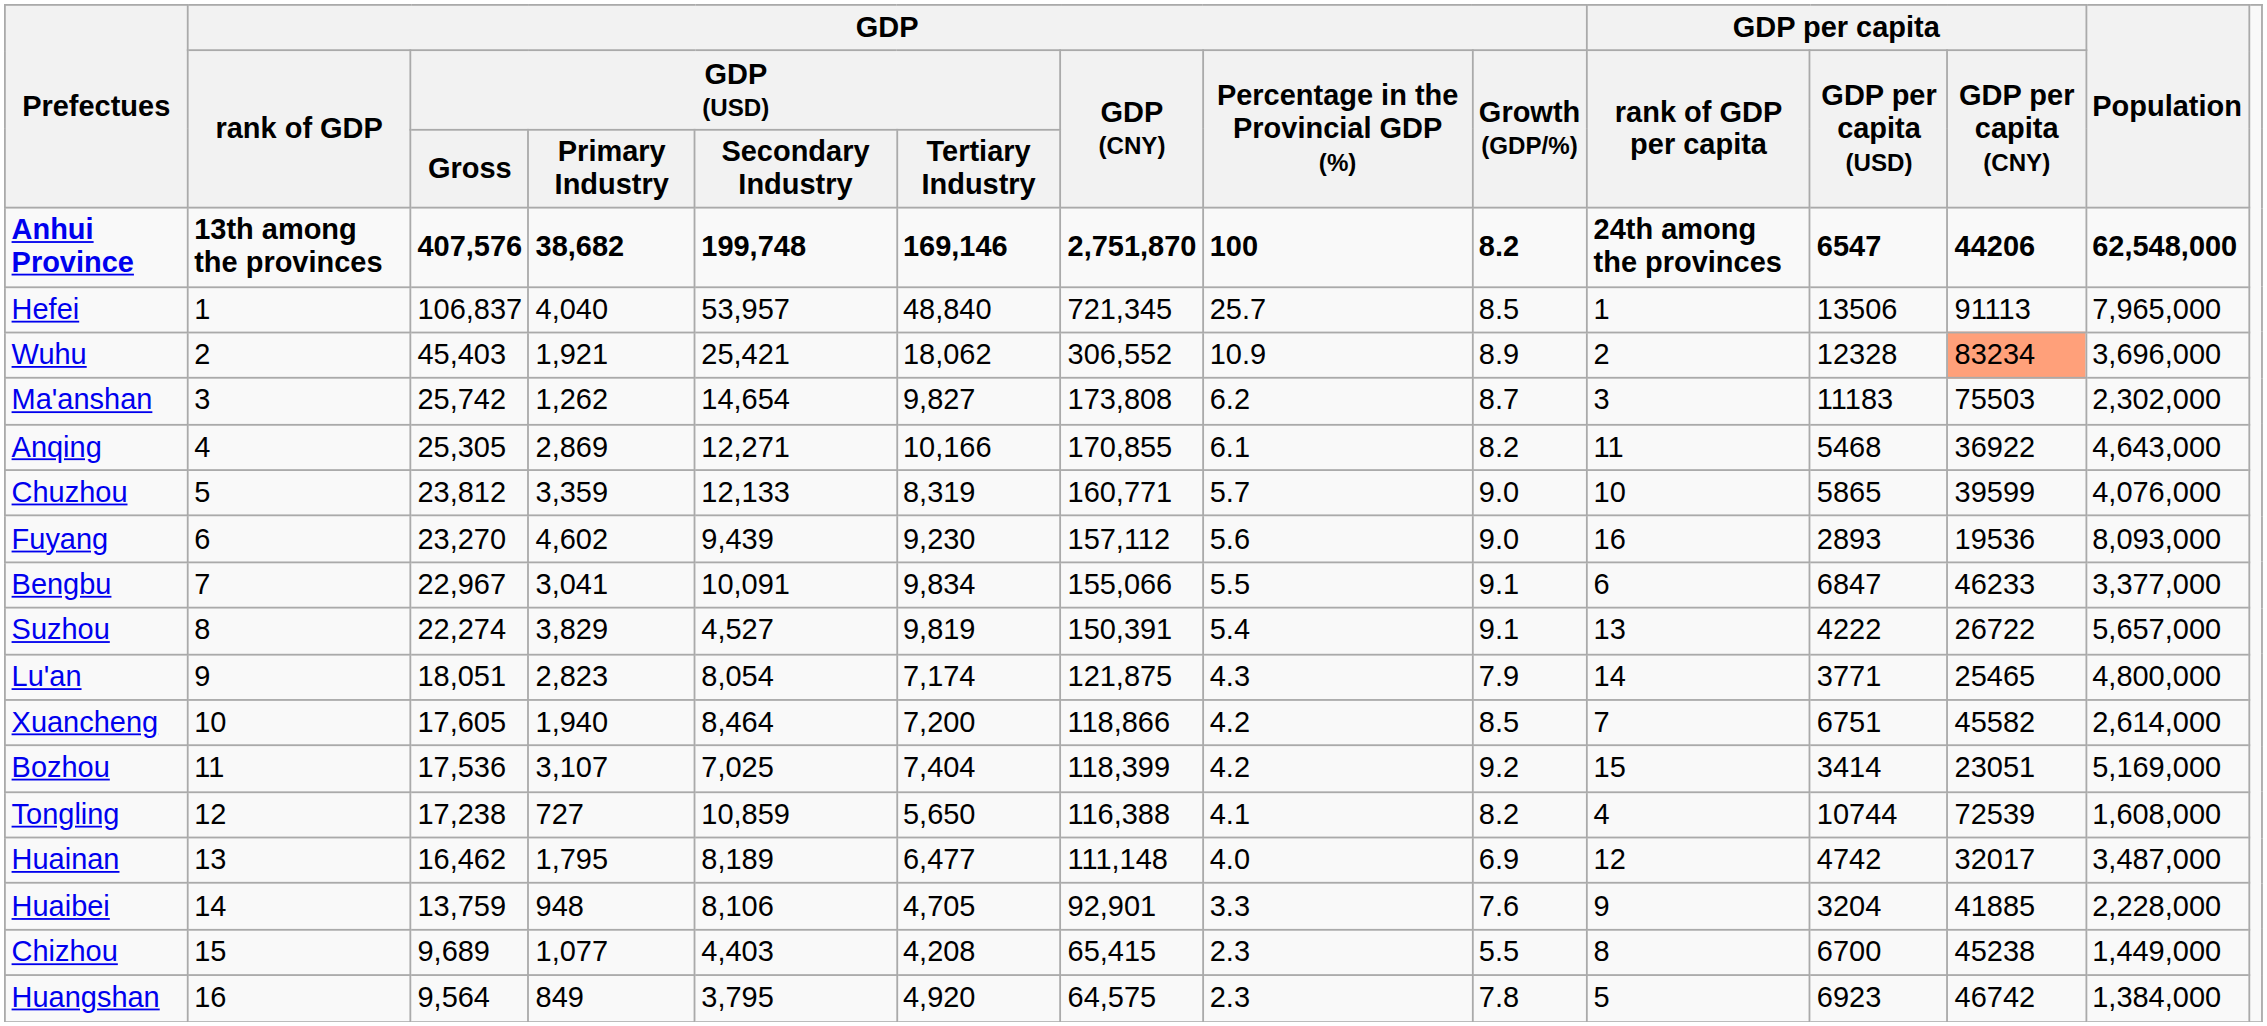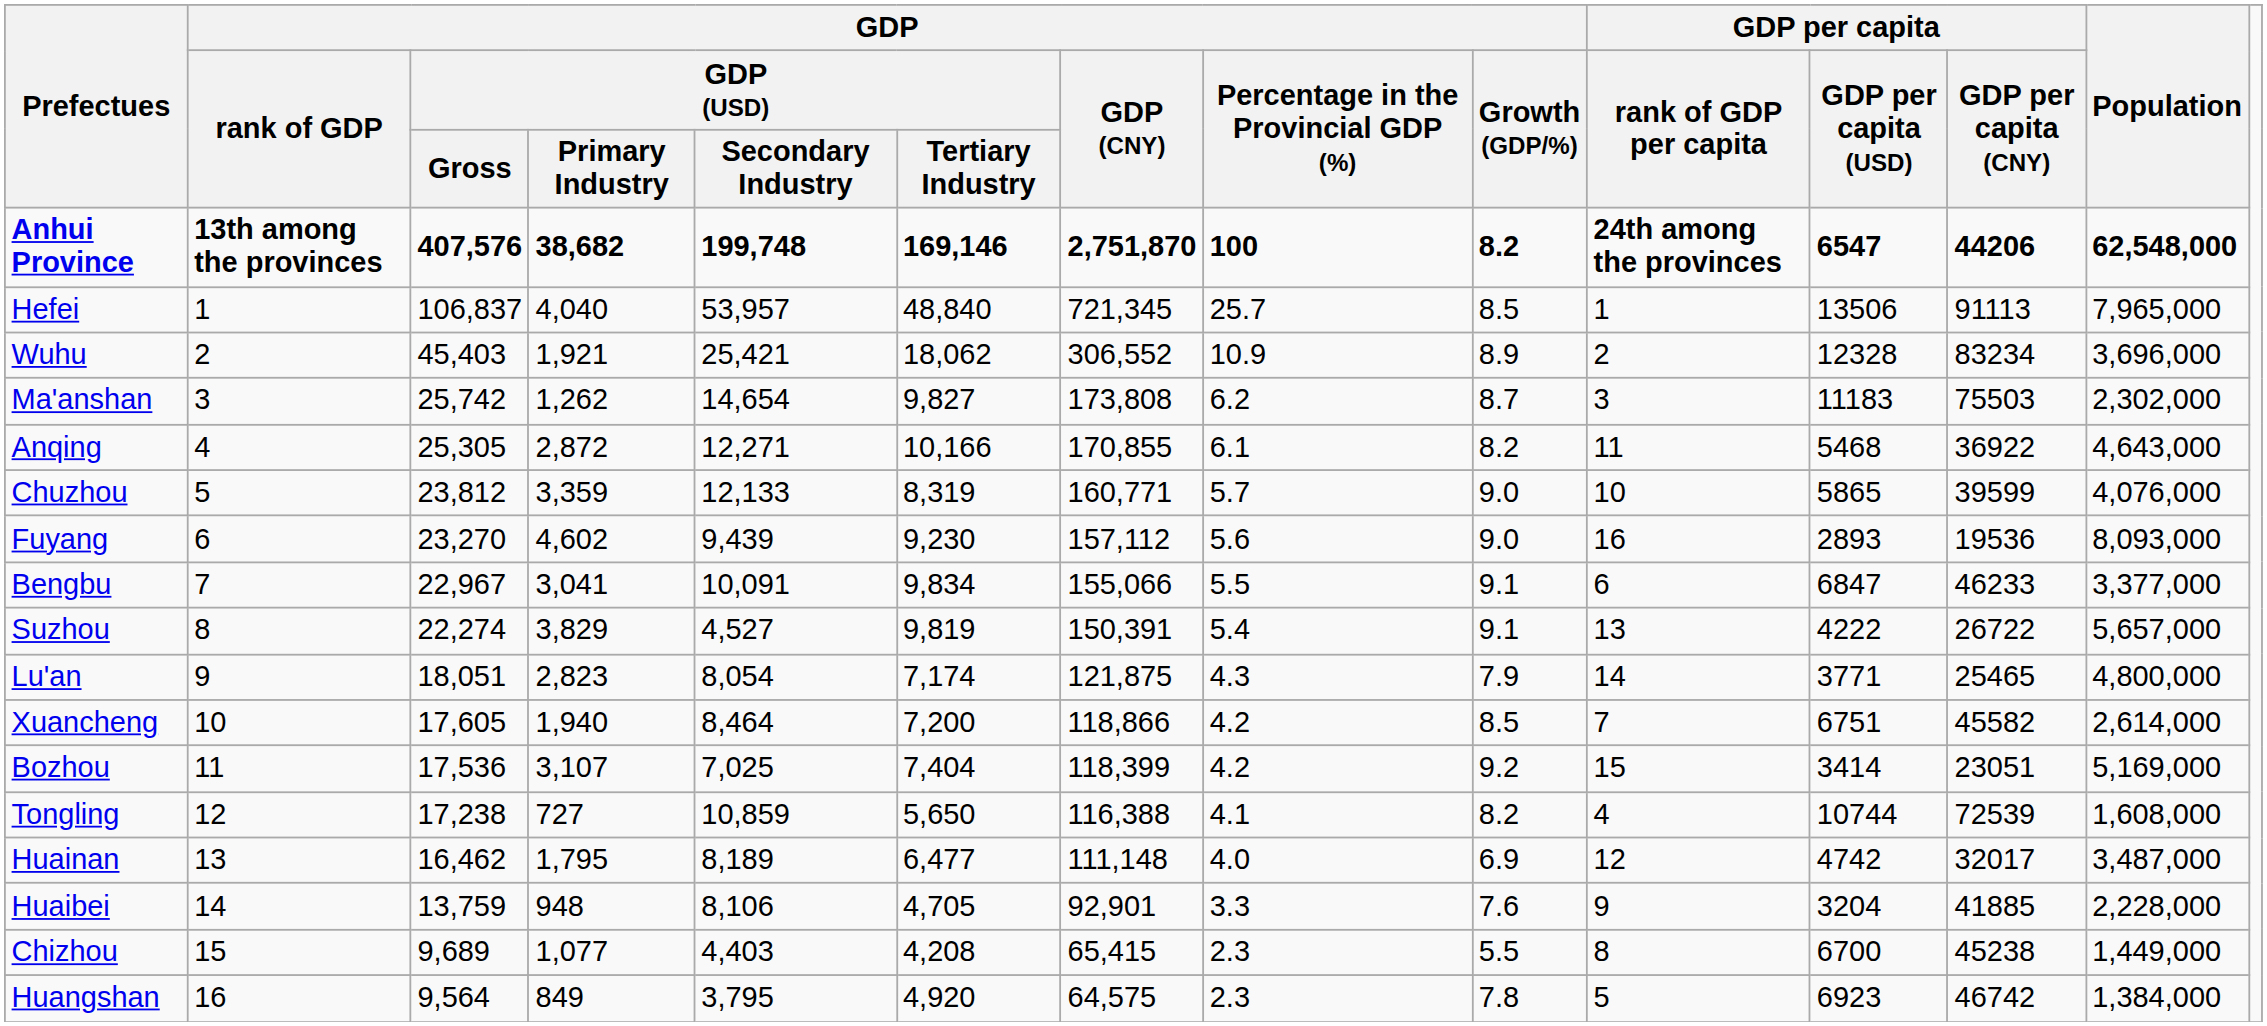(1995, 354) lightsalmon background -> (1995, 354) no background
(572, 446) 2,869 -> (572, 446) 2,872
